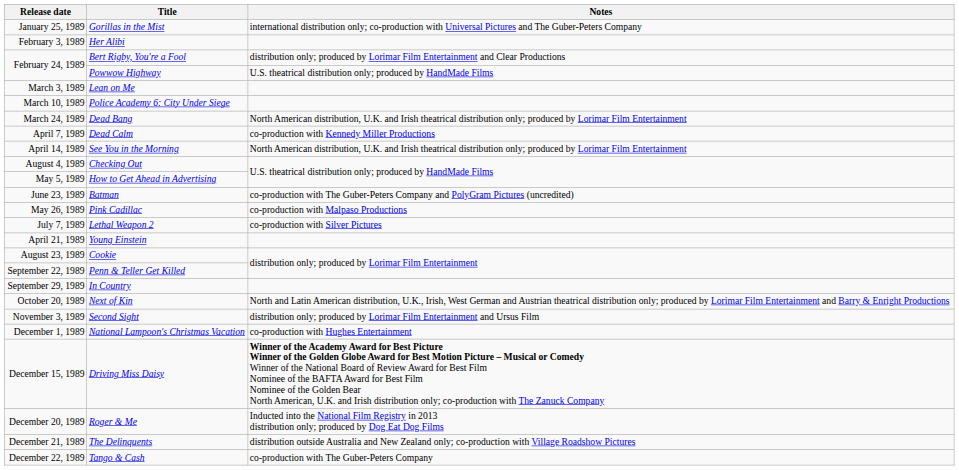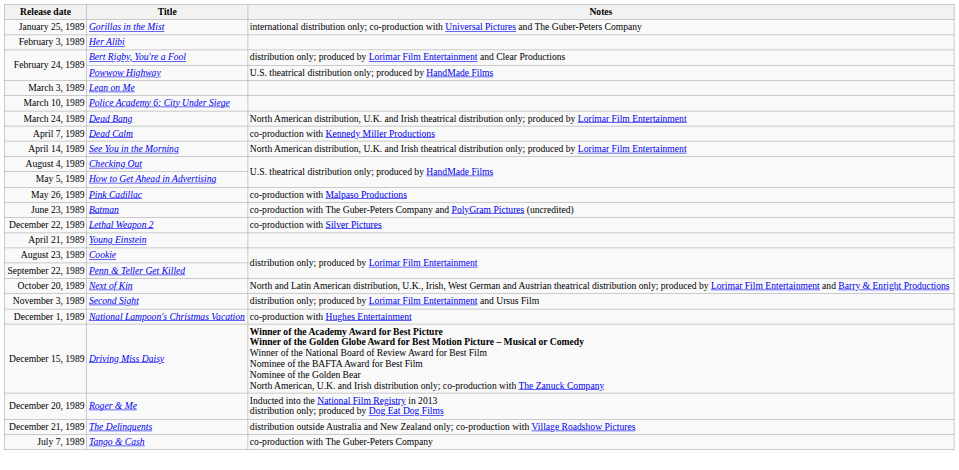rows swapped: (115, 210) <-> (104, 194)
(61, 225) July 7, 1989 -> (47, 225) December 22, 1989
- row: (110, 286)
(47, 457) December 22, 1989 -> (61, 442) July 7, 1989
